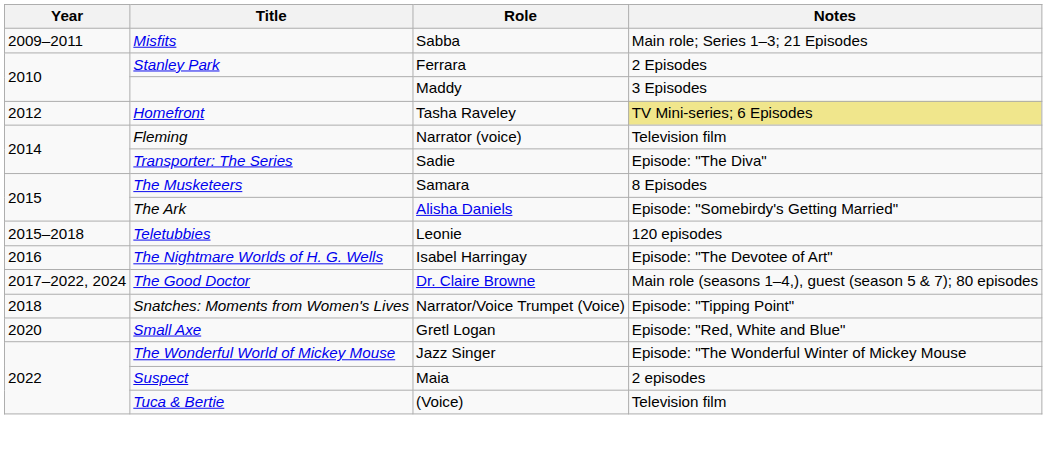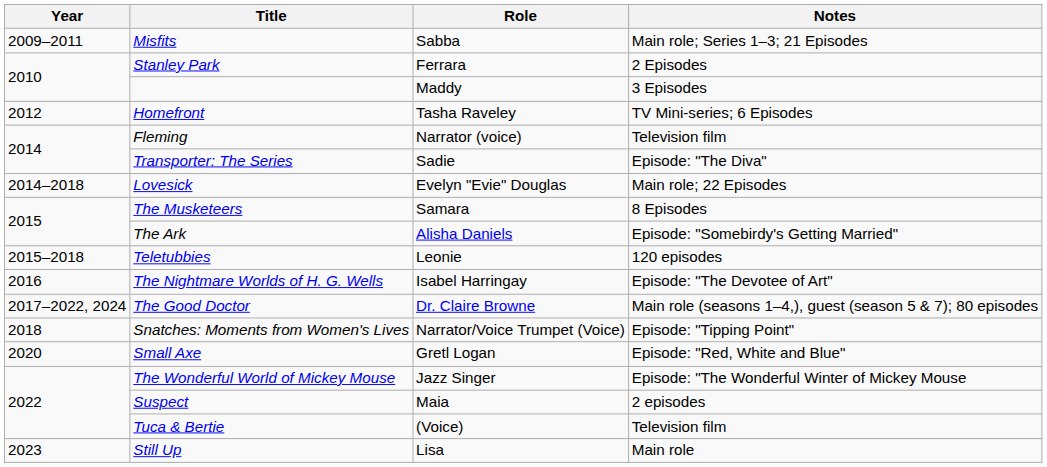(722, 112) khaki background -> (722, 112) no background
+ row: (163, 185)
+ row: (157, 450)
